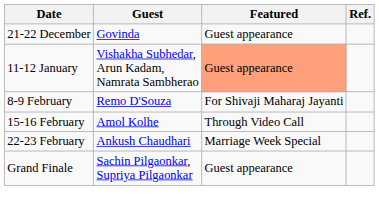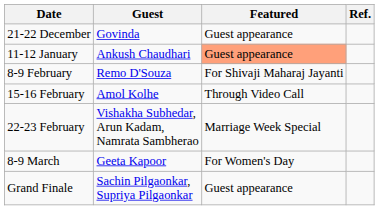(148, 68) Vishakha Subhedar, Arun Kadam, Namrata Sambherao -> (143, 53) Ankush Chaudhari
(143, 141) Ankush Chaudhari -> (148, 127) Vishakha Subhedar, Arun Kadam, Namrata Sambherao
+ row: (33, 161)
